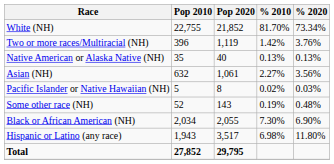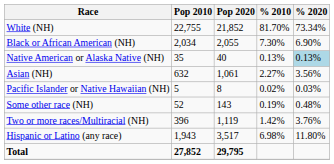rows swapped: (71, 120) <-> (77, 43)
(308, 58) no background -> (308, 58) lightblue background
